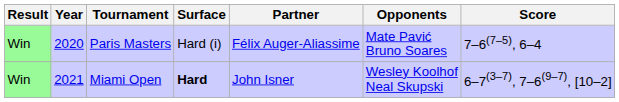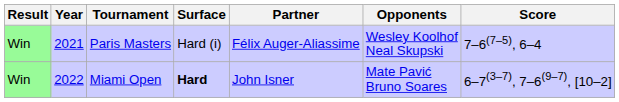(69, 43) 2020 -> (69, 43) 2021
(406, 43) Mate Pavić Bruno Soares -> (412, 43) Wesley Koolhof Neal Skupski
(69, 79) 2021 -> (69, 79) 2022
(412, 79) Wesley Koolhof Neal Skupski -> (406, 79) Mate Pavić Bruno Soares
